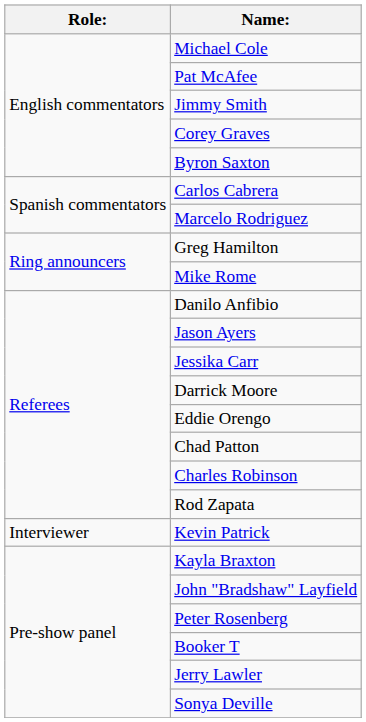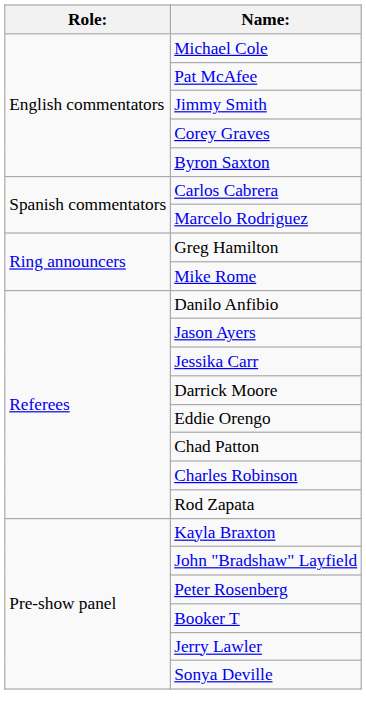- row: (222, 532)
